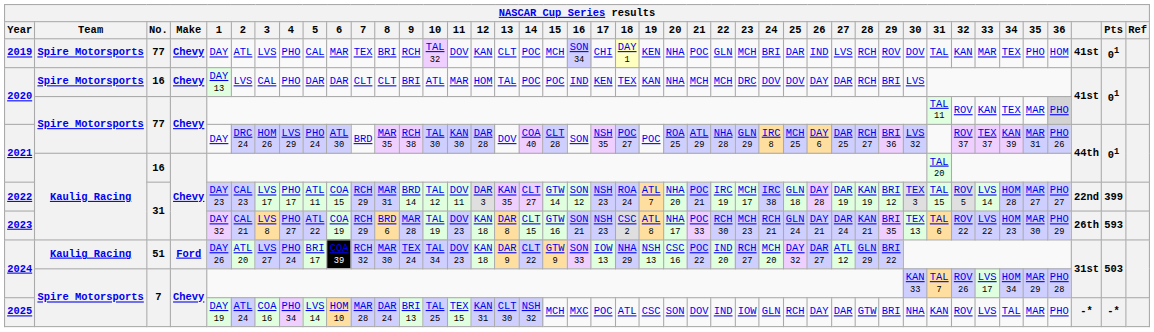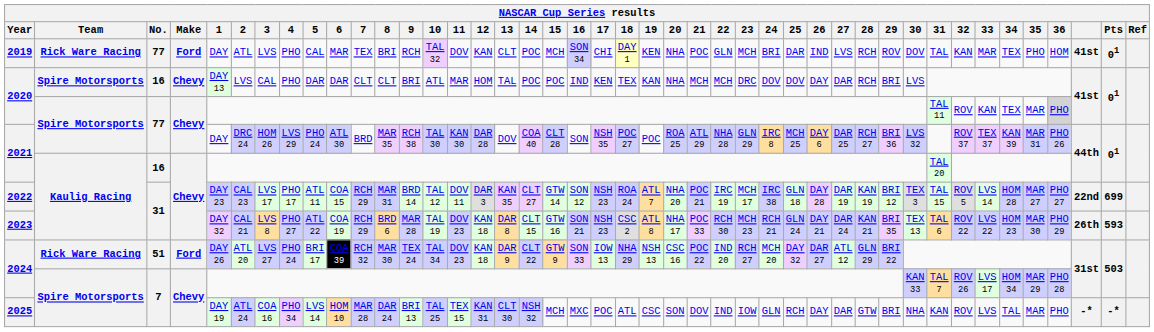(91, 53) Spire Motorsports -> (91, 53) Rick Ware Racing
(189, 53) Chevy -> (189, 53) Ford
(1114, 196) 399 -> (1114, 196) 699
(91, 254) Kaulig Racing -> (91, 254) Rick Ware Racing
